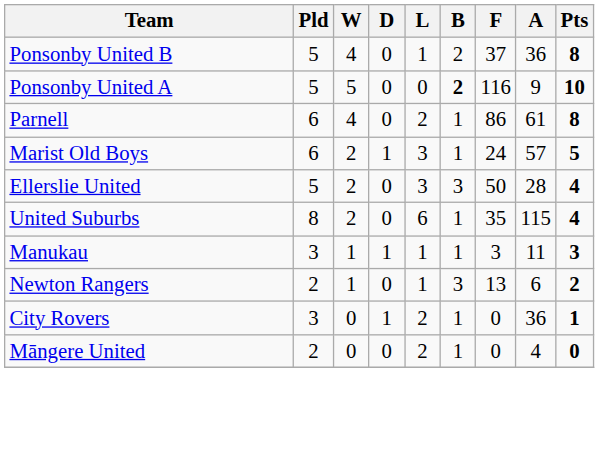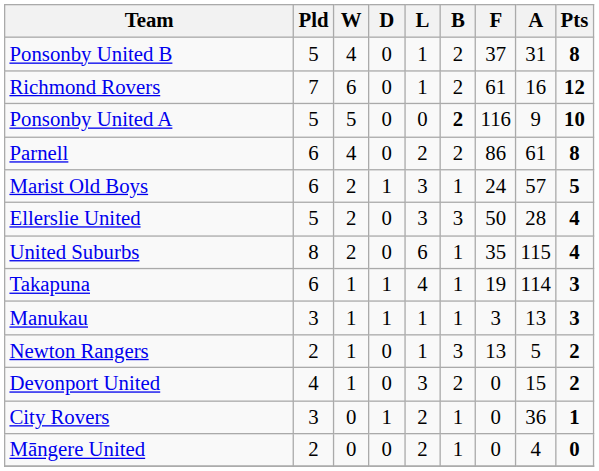(536, 53) 36 -> (536, 53) 31
+ row: (85, 86)
(458, 119) 1 -> (458, 152) 2
+ row: (50, 284)
(536, 251) 11 -> (536, 317) 13
(536, 284) 6 -> (536, 350) 5
+ row: (85, 383)
